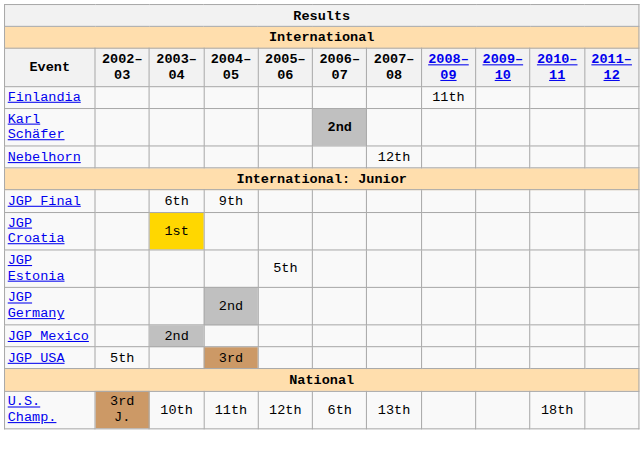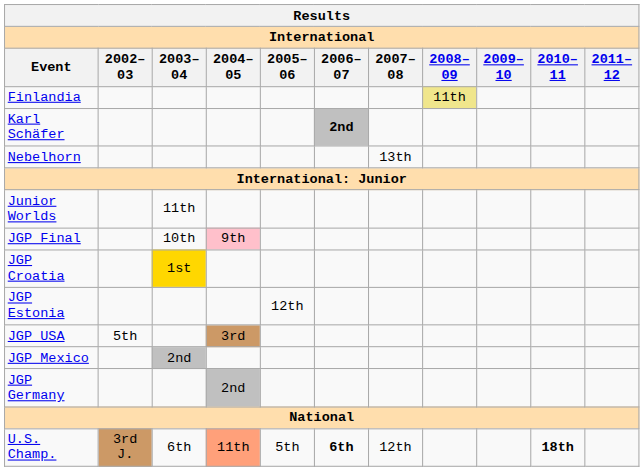(448, 97) no background -> (450, 97) khaki background
(394, 157) 12th -> (395, 157) 13th
+ row: (32, 209)
(177, 201) 6th -> (179, 239) 10th
(231, 201) no background -> (233, 239) pink background
(285, 268) 5th -> (287, 306) 12th
rows swapped: (36, 306) <-> (36, 358)
(177, 410) 10th -> (179, 447) 6th
(231, 410) no background -> (233, 447) lightsalmon background
(285, 410) 12th -> (287, 447) 5th
(340, 410) normal -> (341, 447) bold
(394, 410) 13th -> (395, 447) 12th
(557, 410) normal -> (558, 447) bold
